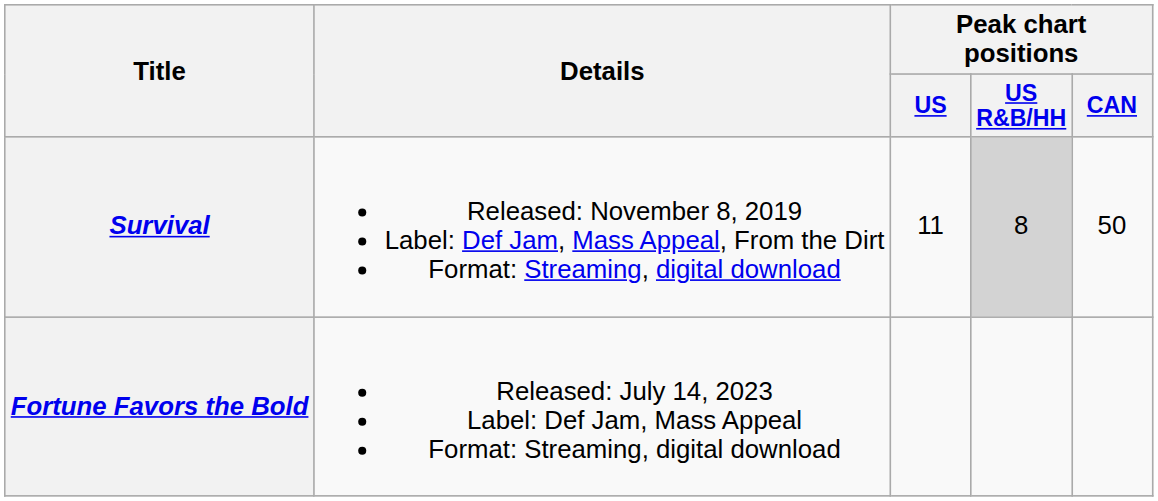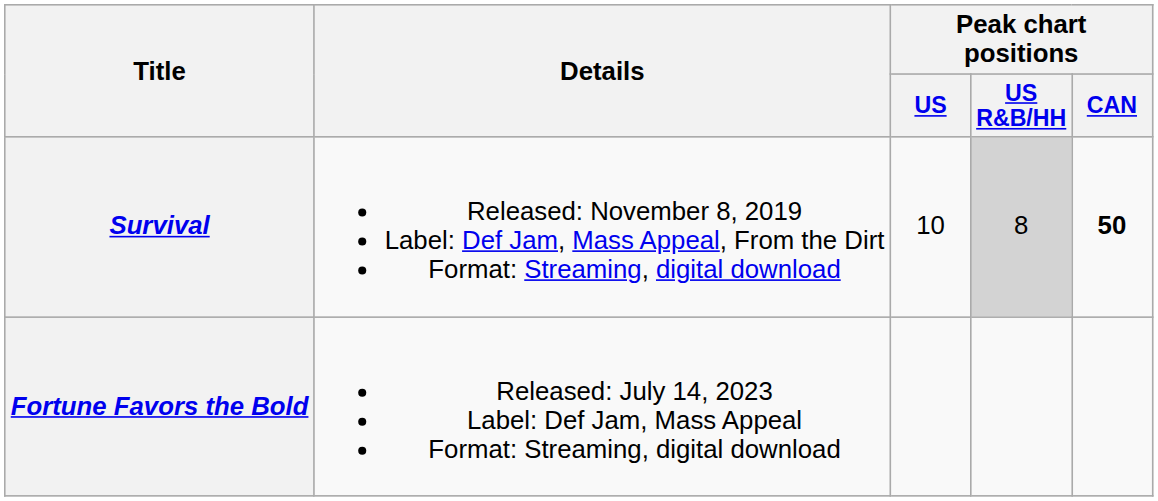(931, 226) 11 -> (931, 226) 10
(1112, 226) normal -> (1112, 226) bold
